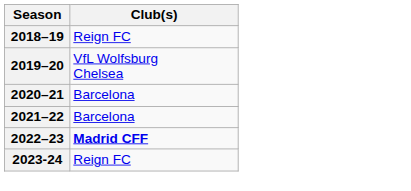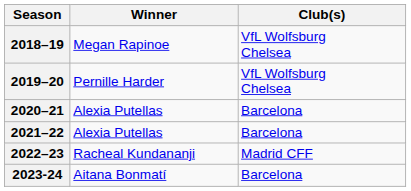+ column: (154, 15)
(102, 36) Reign FC -> (283, 44) VfL Wolfsburg Chelsea
(111, 138) bold -> (277, 153) normal
(102, 159) Reign FC -> (272, 175) Barcelona
